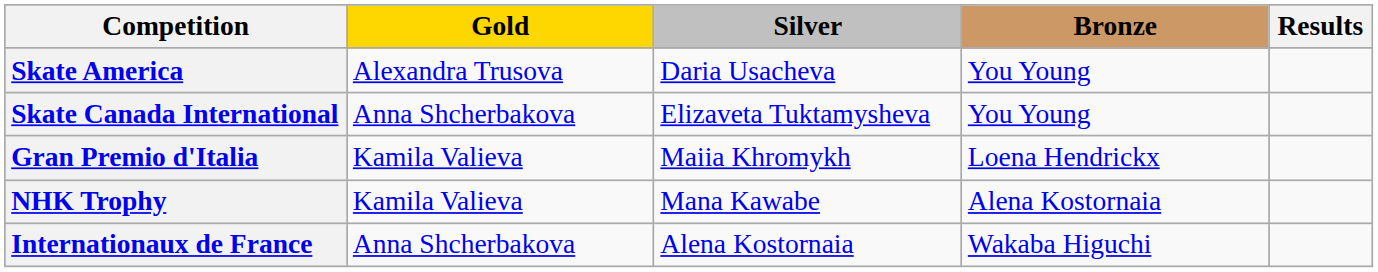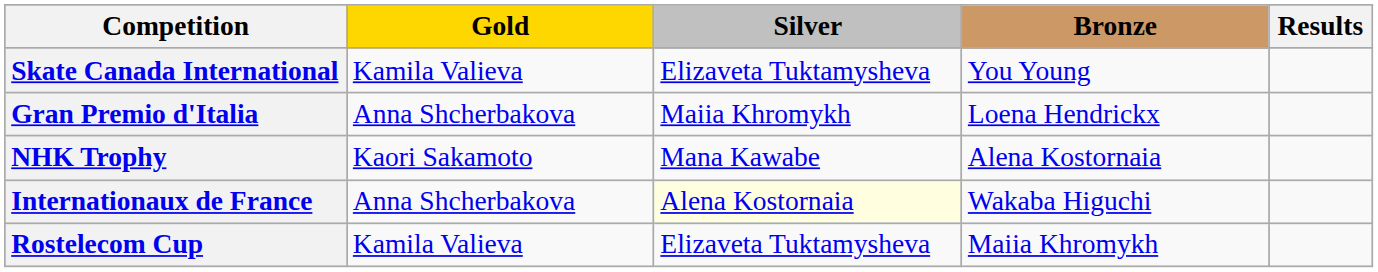- row: (97, 69)
(464, 113) Anna Shcherbakova -> (438, 69) Kamila Valieva
(438, 157) Kamila Valieva -> (464, 113) Anna Shcherbakova
(438, 200) Kamila Valieva -> (443, 157) Kaori Sakamoto
(757, 244) no background -> (757, 200) lightyellow background
+ row: (107, 244)
